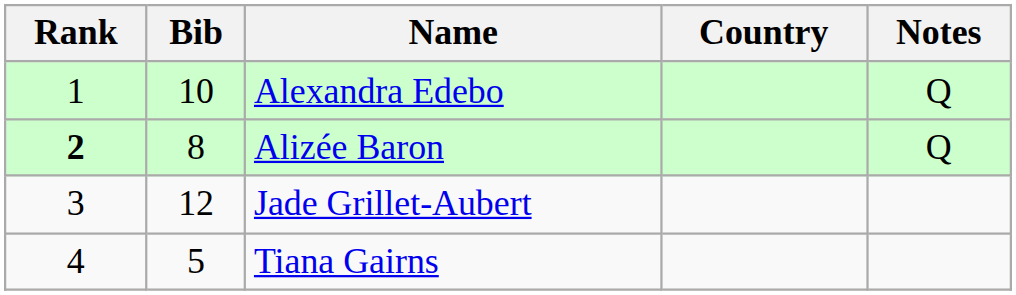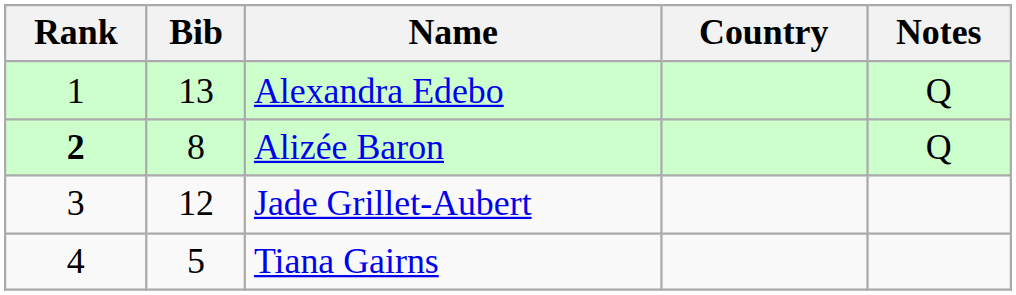(196, 89) 10 -> (196, 89) 13
